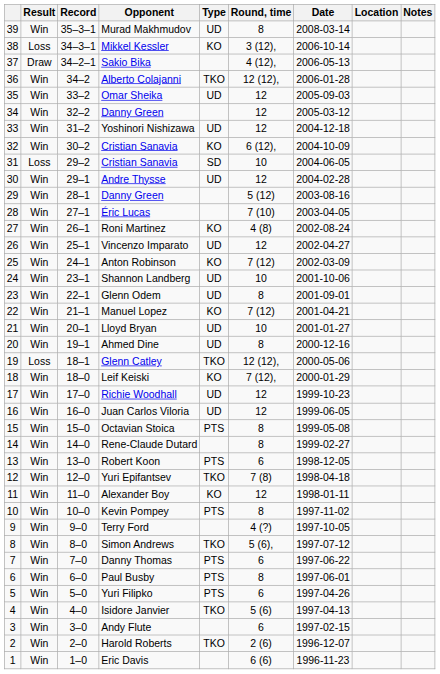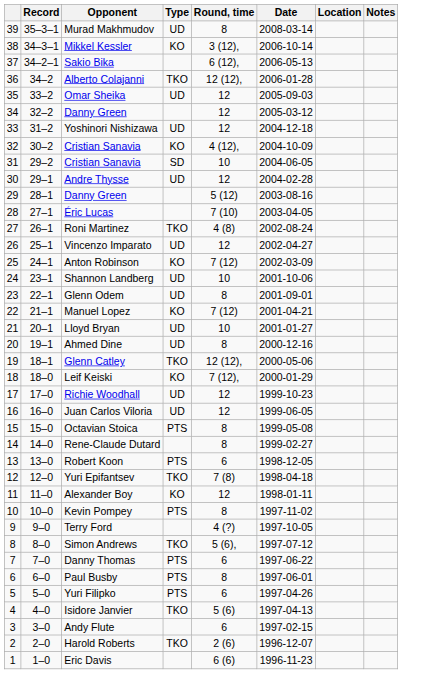- column: (39, 13)
(261, 63) 4 (12), -> (224, 63) 6 (12),
(261, 146) 6 (12), -> (224, 146) 4 (12),
(214, 229) KO -> (177, 229) TKO
